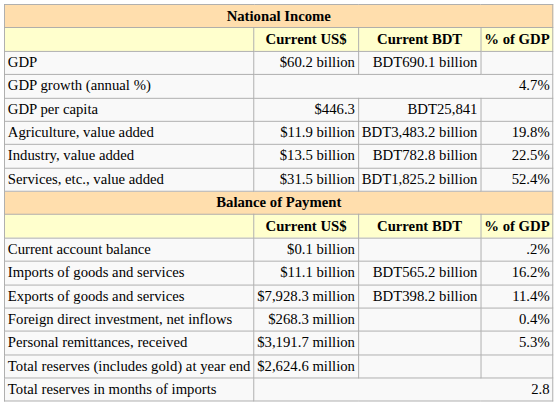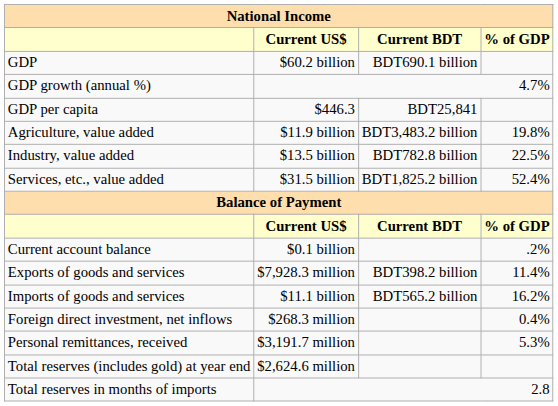rows swapped: (96, 272) <-> (96, 296)
